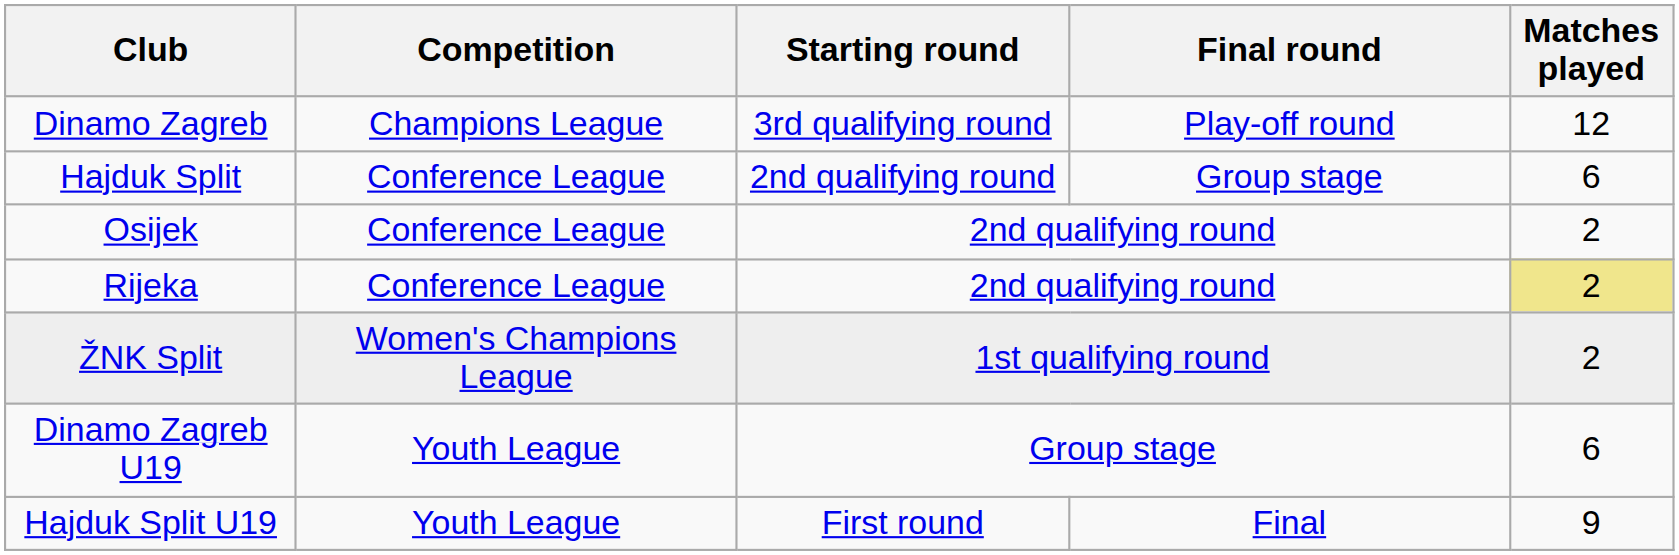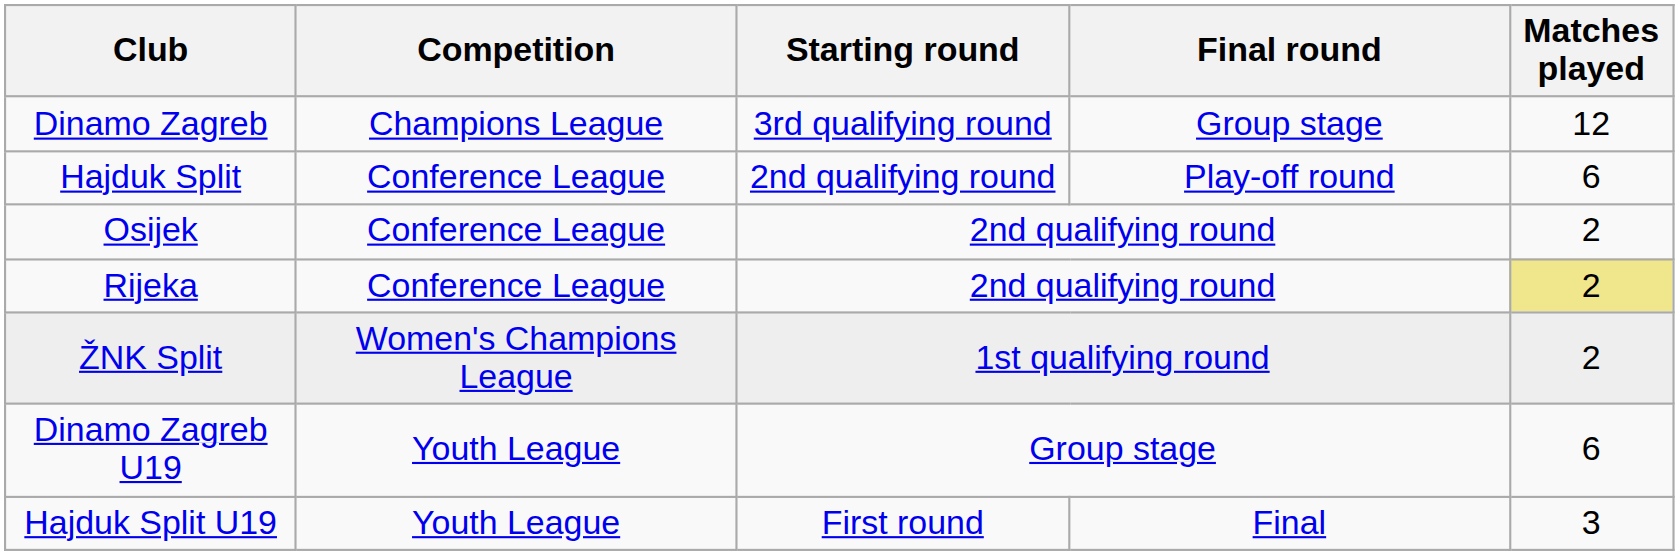(1289, 123) Play-off round -> (1289, 123) Group stage
(1289, 177) Group stage -> (1289, 177) Play-off round
(1591, 522) 9 -> (1591, 522) 3
